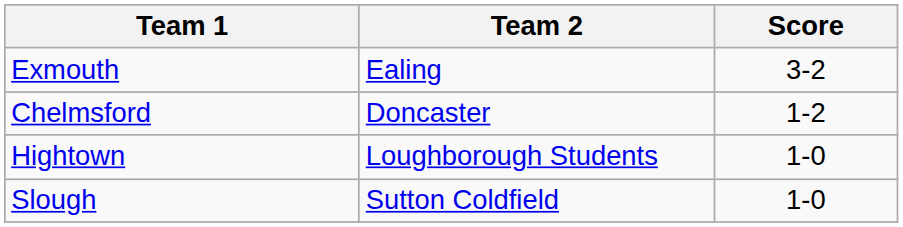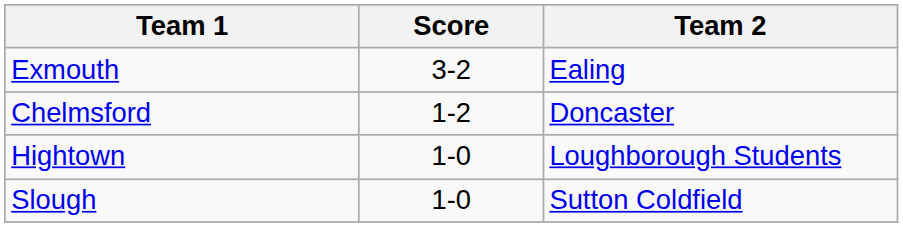columns swapped: (537, 26) <-> (806, 26)
